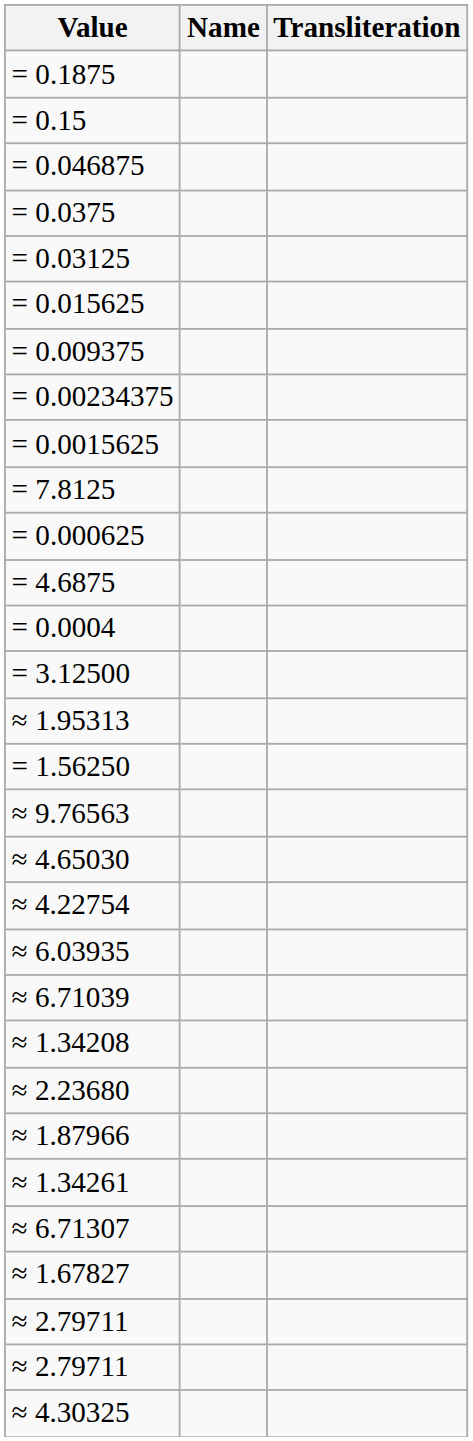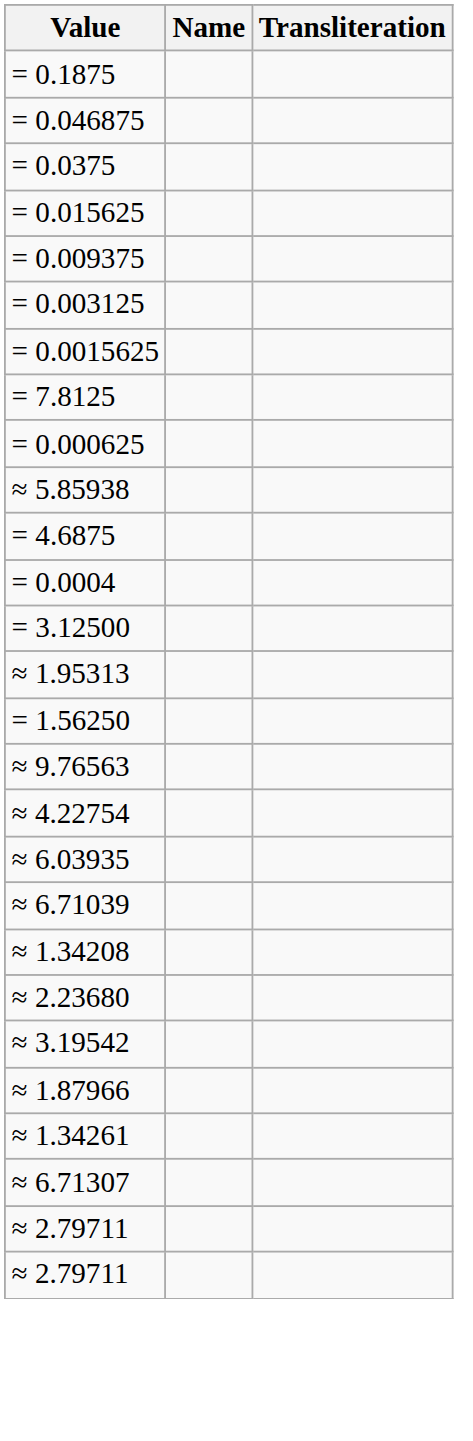- row: (49, 119)
- row: (71, 258)
+ row: (78, 304)
- row: (93, 397)
+ row: (71, 489)
- row: (71, 858)
+ row: (71, 1043)
- row: (71, 1274)
- row: (71, 1413)
